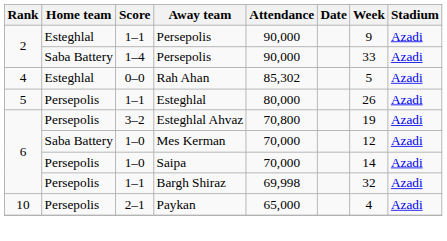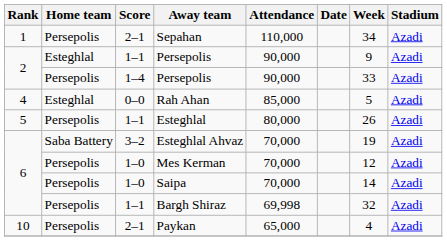+ row: (135, 36)
(79, 57) Saba Battery -> (72, 78) Persepolis
(282, 78) 85,302 -> (282, 99) 85,000
(72, 120) Persepolis -> (79, 141) Saba Battery
(282, 120) 70,800 -> (282, 141) 70,000
(79, 141) Saba Battery -> (72, 162) Persepolis
